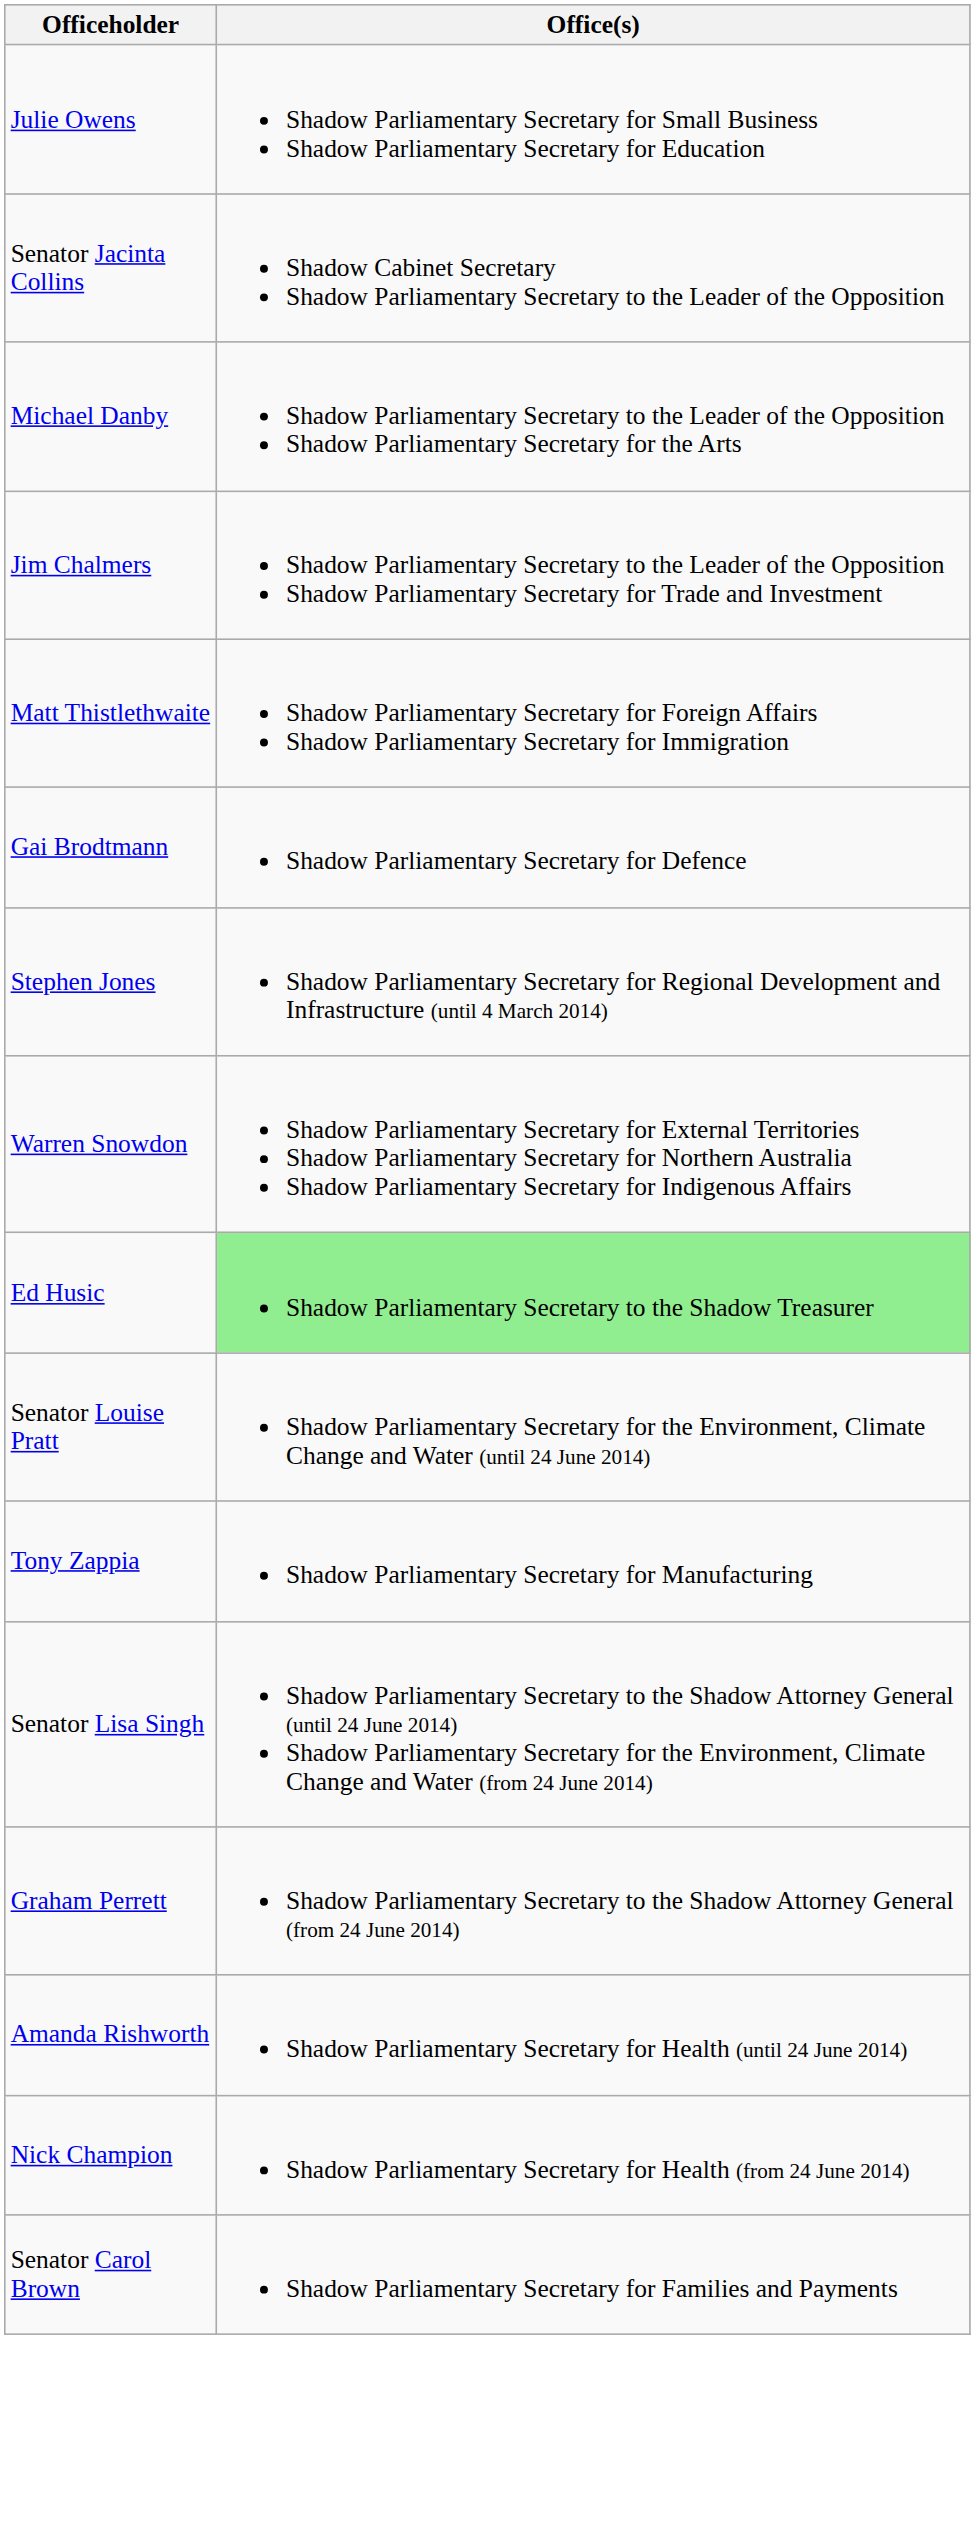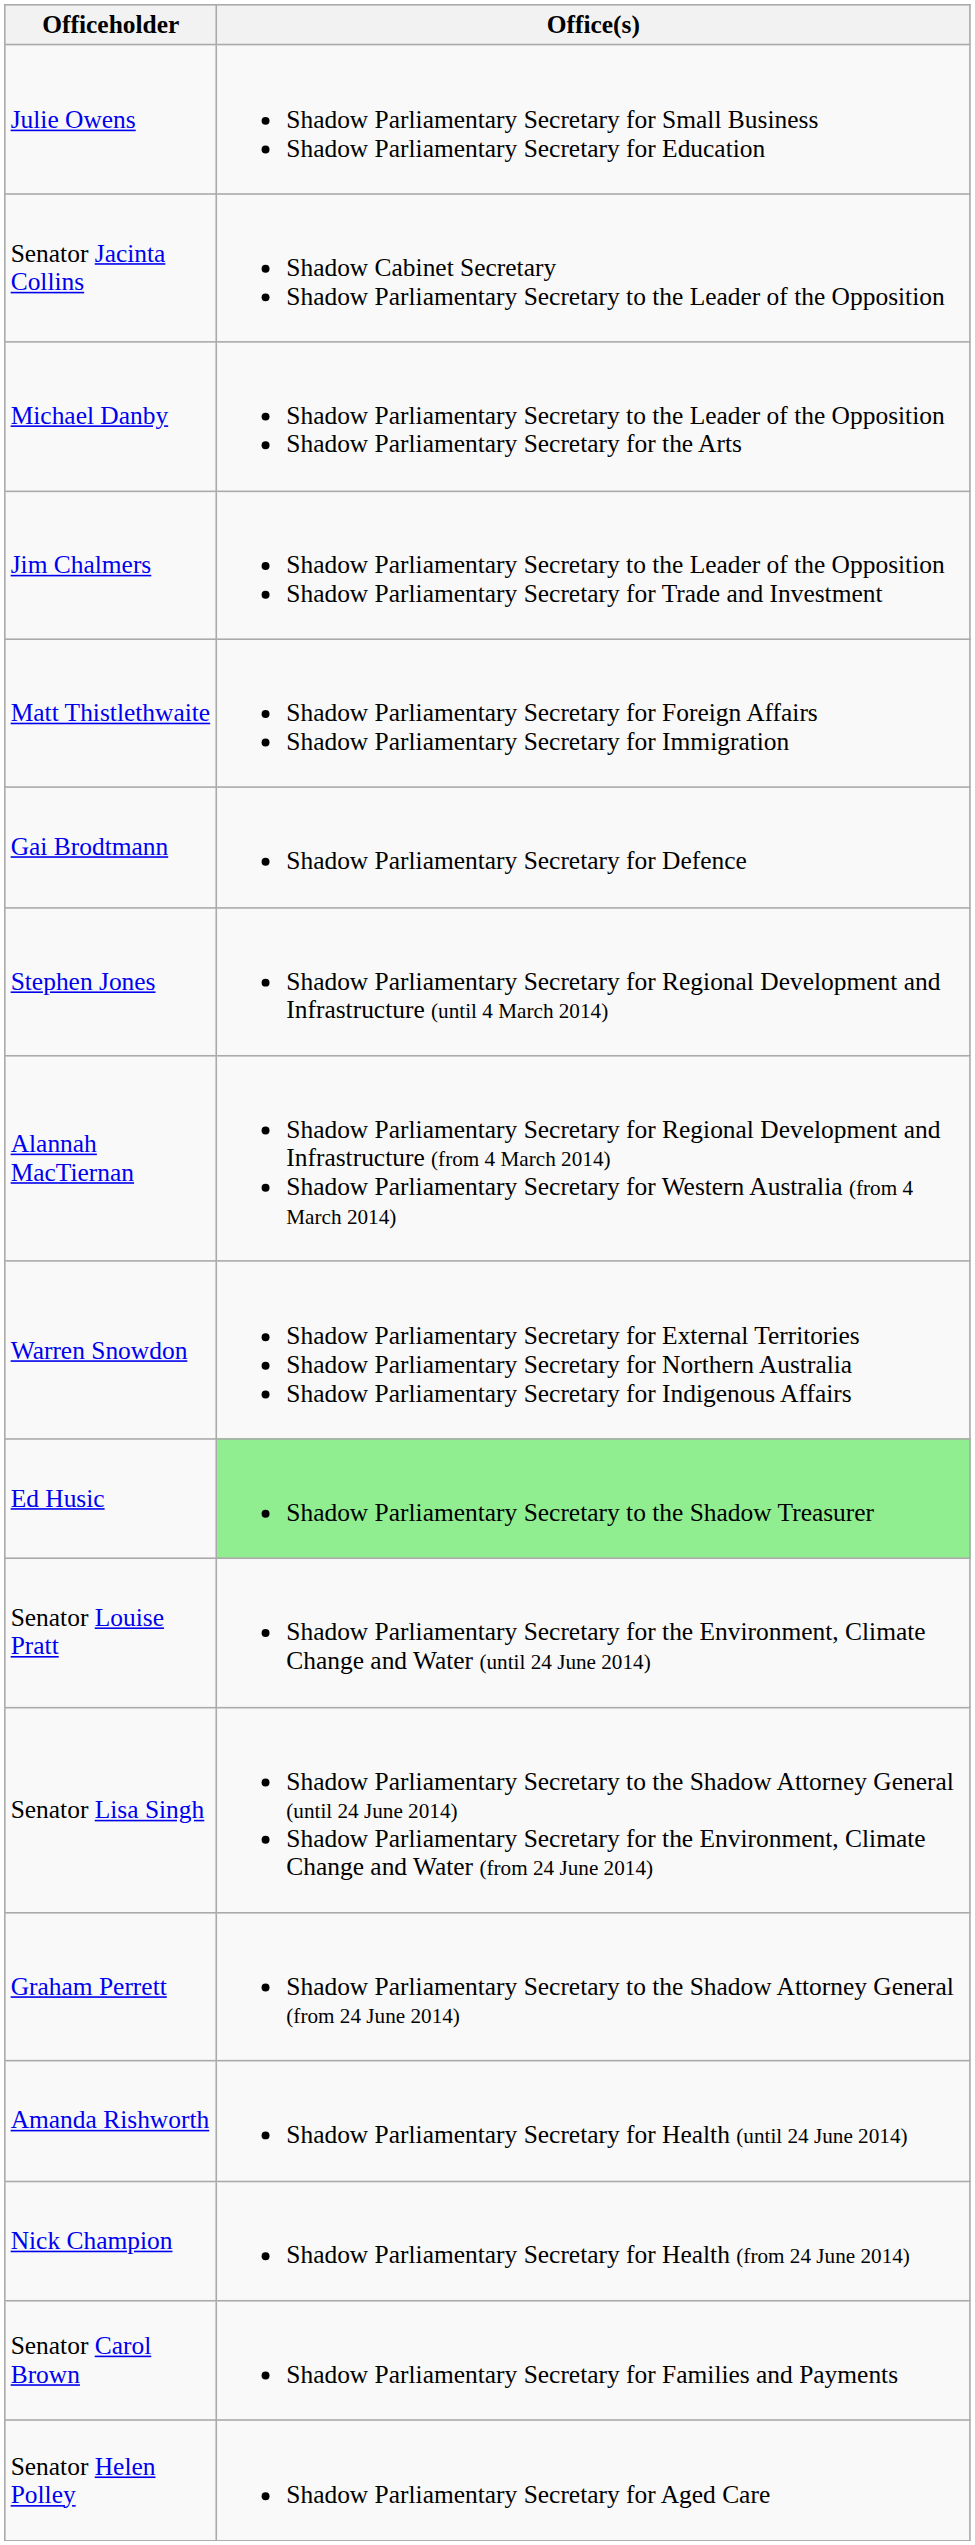+ row: (72, 1158)
- row: (75, 1560)
+ row: (83, 2480)
